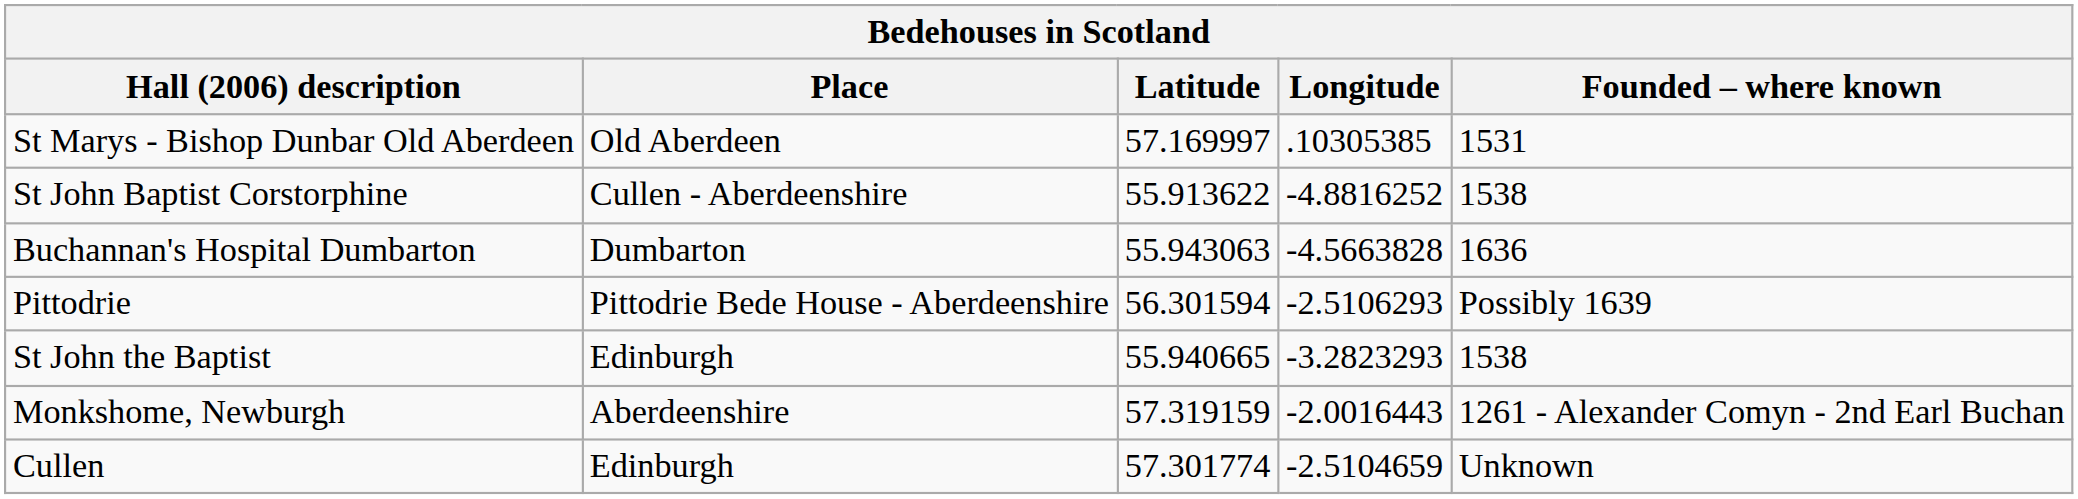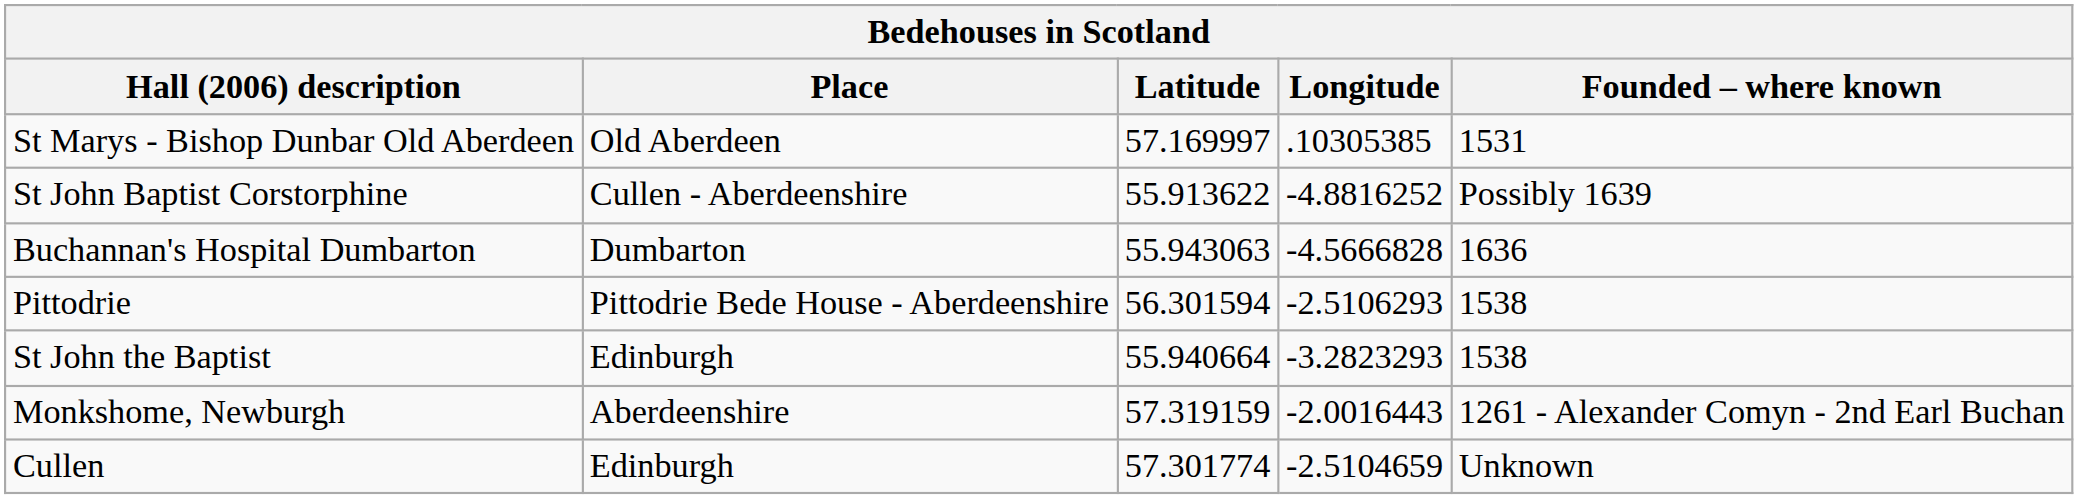(1493, 194) 1538 -> (1555, 194) Possibly 1639
(1365, 248) -4.5663828 -> (1365, 248) -4.5666828
(1555, 303) Possibly 1639 -> (1493, 303) 1538
(1198, 357) 55.940665 -> (1198, 357) 55.940664
